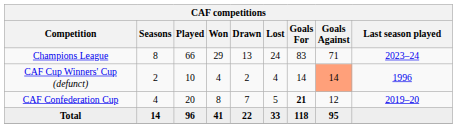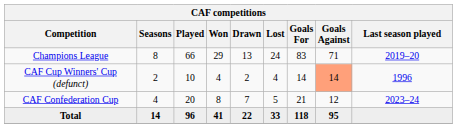(402, 56) 2023–24 -> (402, 56) 2019–20
(301, 99) bold -> (301, 99) normal
(402, 99) 2019–20 -> (402, 99) 2023–24
